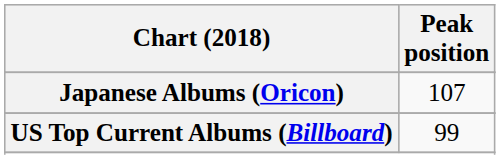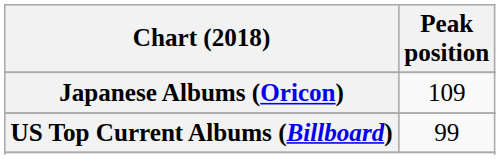(447, 92) 107 -> (447, 92) 109
